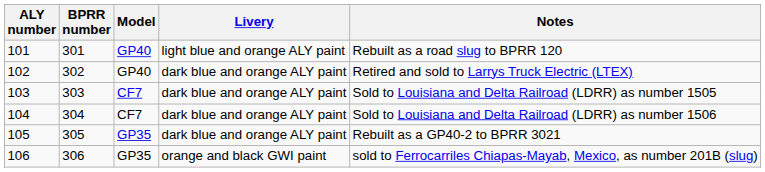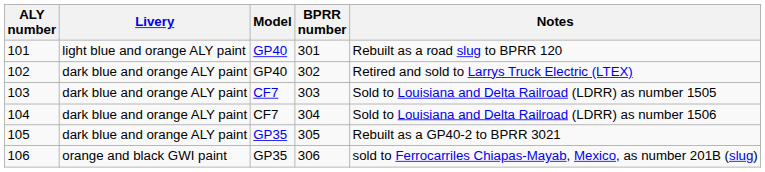columns swapped: (87, 22) <-> (254, 22)
